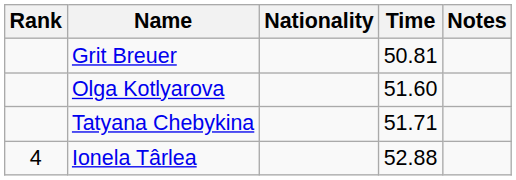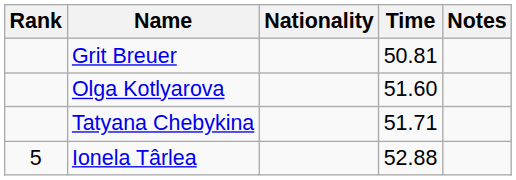(36, 157) 4 -> (36, 157) 5
